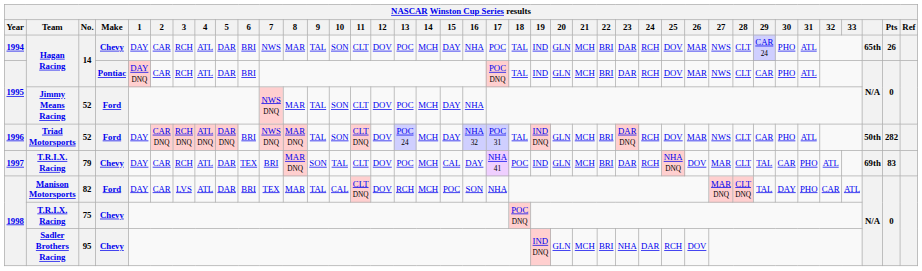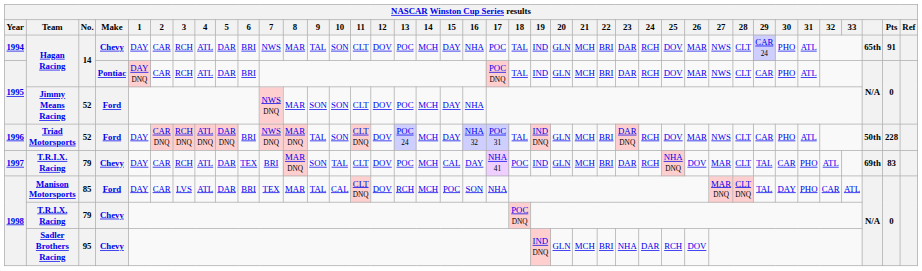(892, 47) 26 -> (892, 47) 91
(318, 105) TAL -> (318, 105) SON
(892, 137) 282 -> (892, 137) 228
(87, 189) 82 -> (87, 189) 85
(87, 215) 75 -> (87, 215) 79
